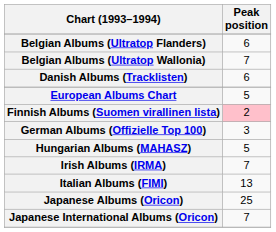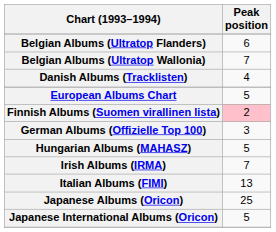(247, 78) 6 -> (247, 78) 4
(247, 218) 7 -> (247, 218) 5
